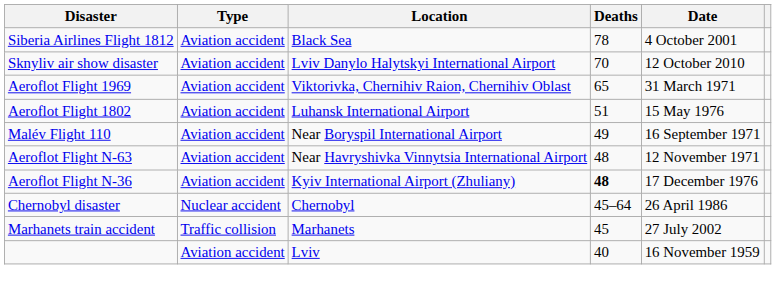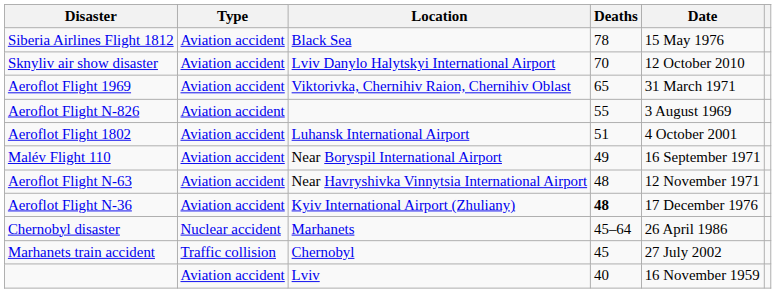(691, 39) 4 October 2001 -> (684, 39) 15 May 1976
+ row: (74, 110)
(684, 110) 15 May 1976 -> (691, 134) 4 October 2001
(323, 205) Chernobyl -> (323, 228) Marhanets
(323, 228) Marhanets -> (323, 252) Chernobyl
